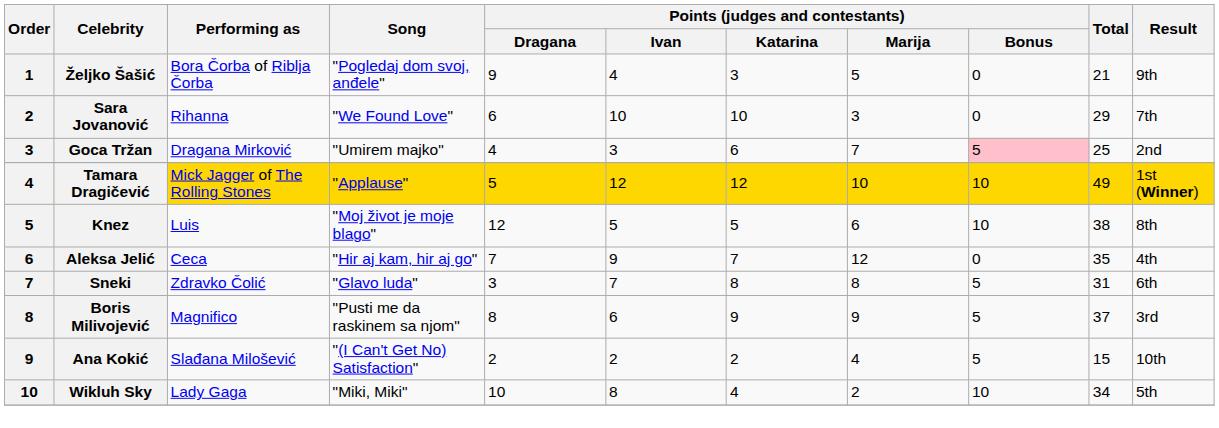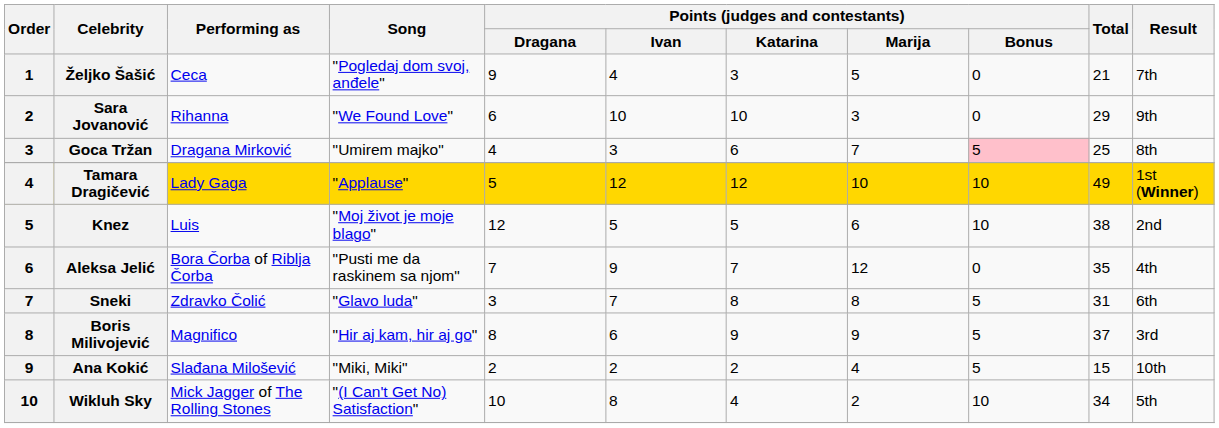(240, 74) Bora Čorba of Riblja Čorba -> (189, 74) Ceca
(1147, 74) 9th -> (1147, 74) 7th
(1147, 116) 7th -> (1147, 116) 9th
(1149, 150) 2nd -> (1147, 150) 8th
(236, 183) Mick Jagger of The Rolling Stones -> (209, 183) Lady Gaga
(1147, 225) 8th -> (1149, 225) 2nd
(189, 258) Ceca -> (240, 267) Bora Čorba of Riblja Čorba
(405, 258) "Hir aj kam, hir aj go" -> (396, 267) "Pusti me da raskinem sa njom"
(396, 316) "Pusti me da raskinem sa njom" -> (405, 334) "Hir aj kam, hir aj go"
(389, 358) "(I Can't Get No) Satisfaction" -> (370, 367) "Miki, Miki"
(209, 392) Lady Gaga -> (236, 401) Mick Jagger of The Rolling Stones
(370, 392) "Miki, Miki" -> (389, 401) "(I Can't Get No) Satisfaction"
